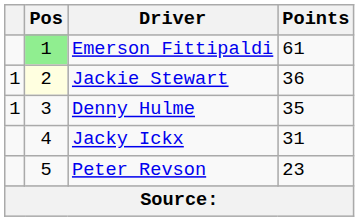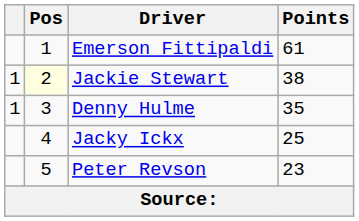(46, 50) lightgreen background -> (46, 50) no background
(293, 80) 36 -> (293, 80) 38
(293, 141) 31 -> (293, 141) 25
